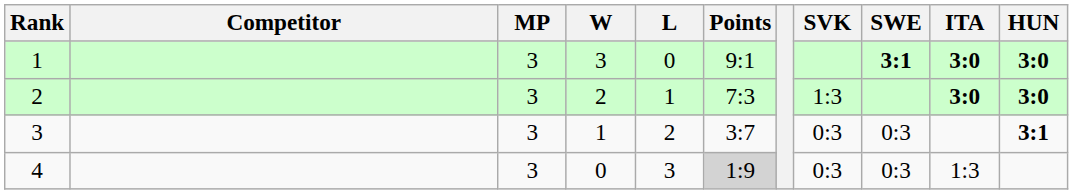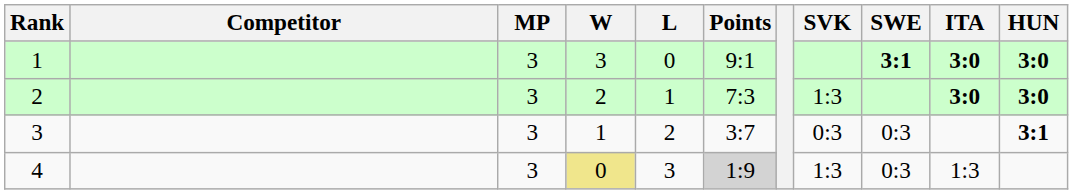(601, 170) no background -> (601, 170) khaki background
(827, 170) 0:3 -> (827, 170) 1:3
